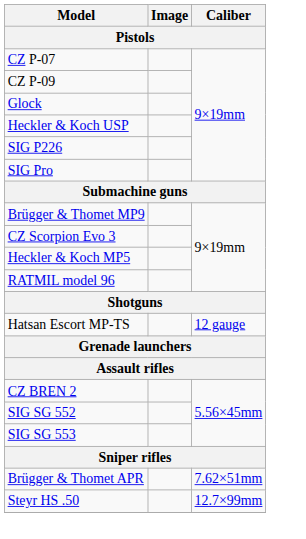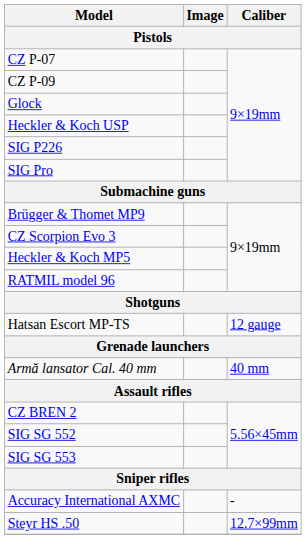+ row: (82, 368)
+ row: (94, 501)
- row: (76, 479)
